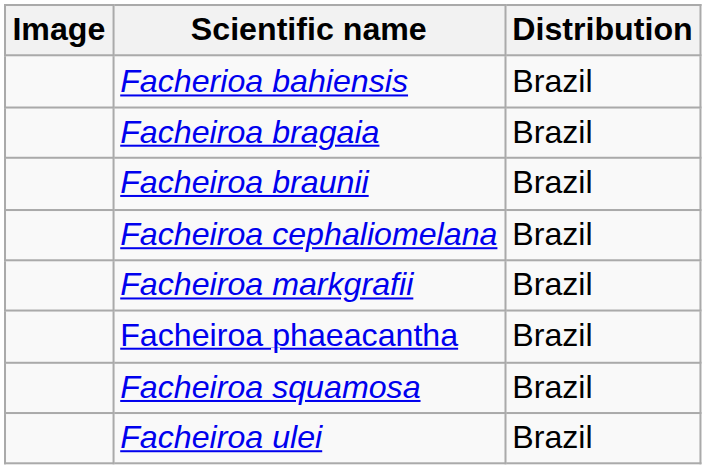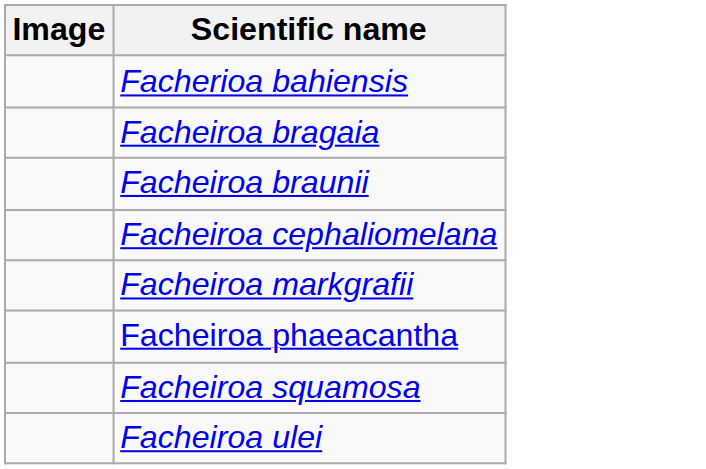- column: (602, 30)
